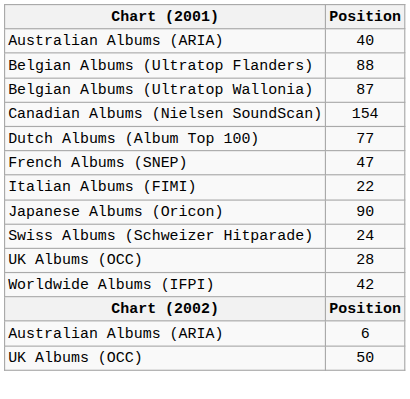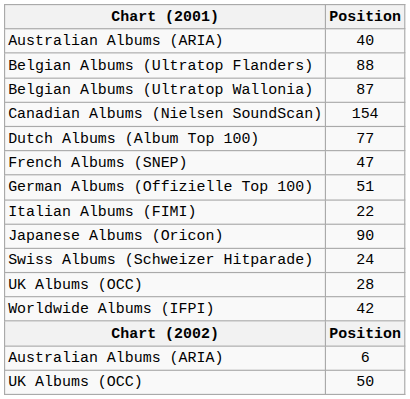+ row: (365, 187)
